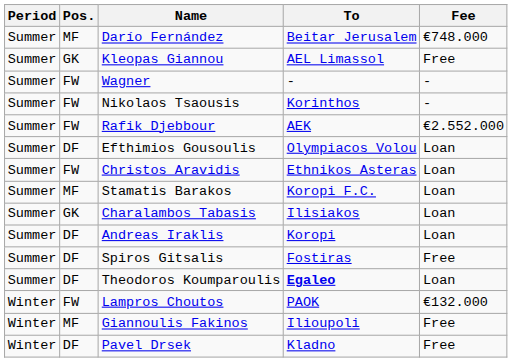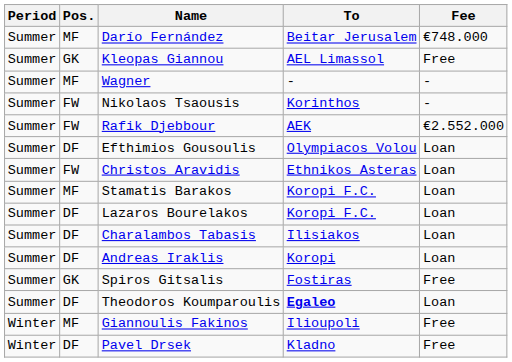(71, 82) FW -> (71, 82) MF
+ row: (175, 214)
(71, 214) GK -> (71, 236) DF
(71, 258) DF -> (71, 280) GK
- row: (163, 302)
